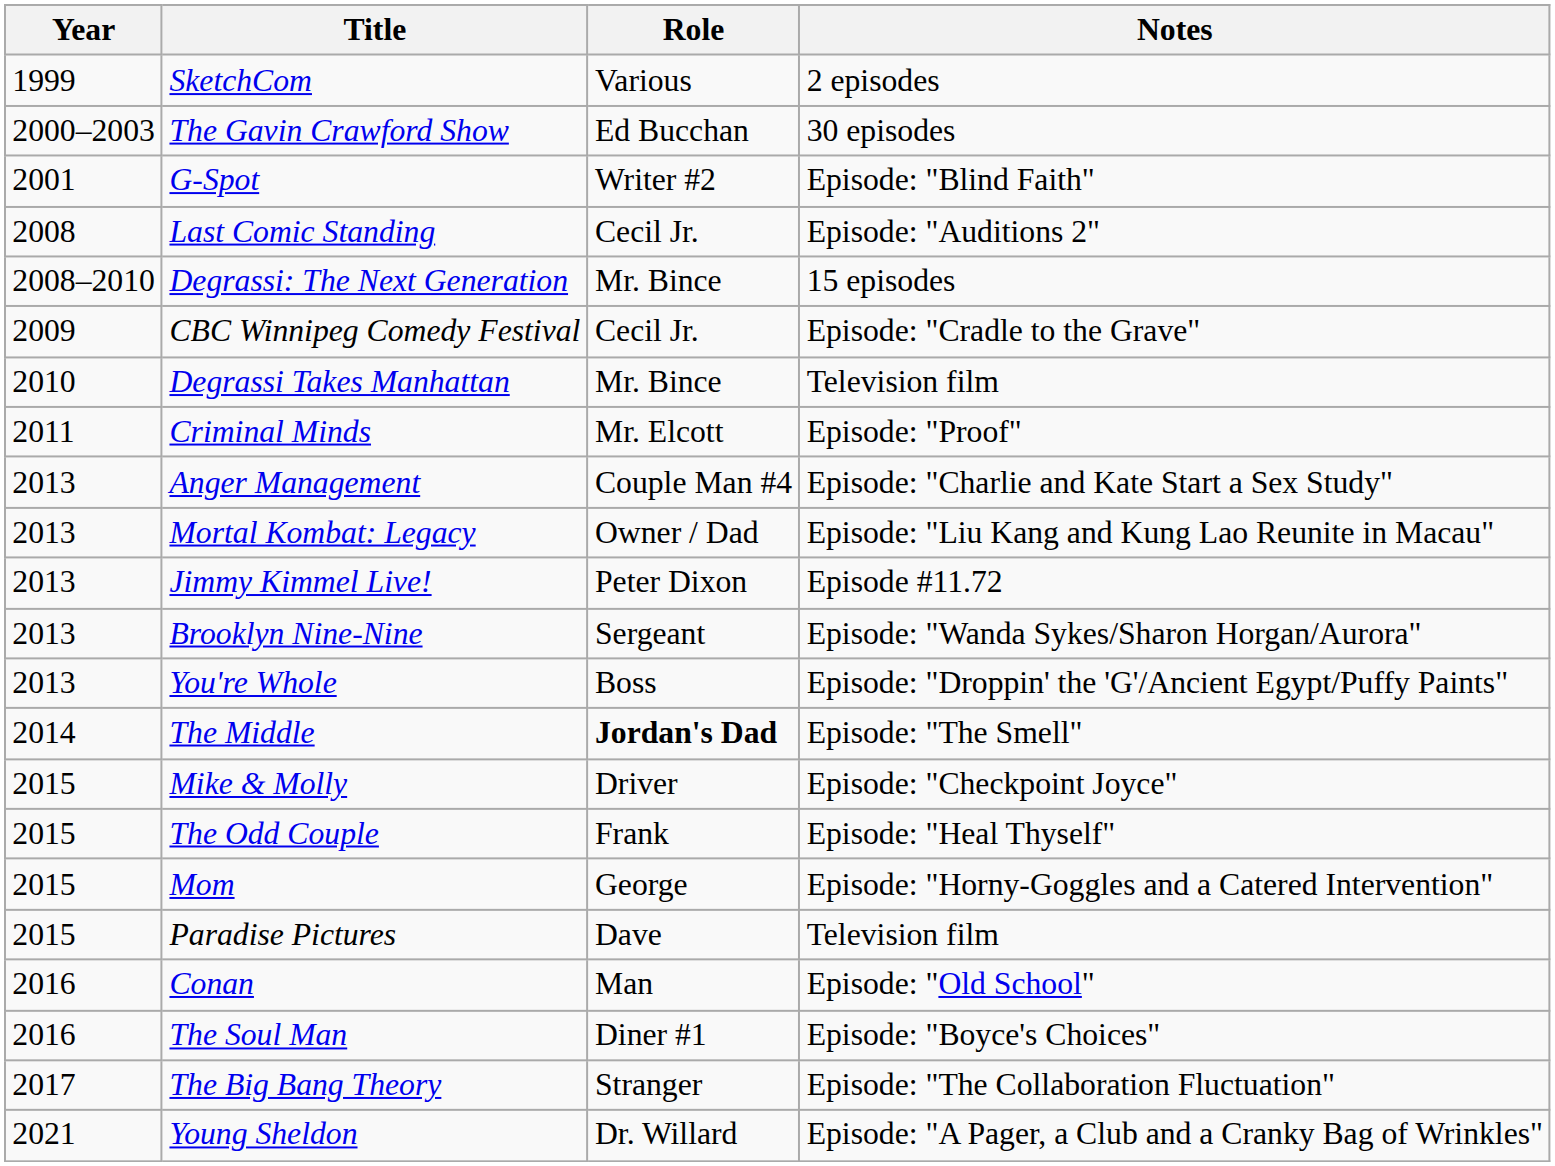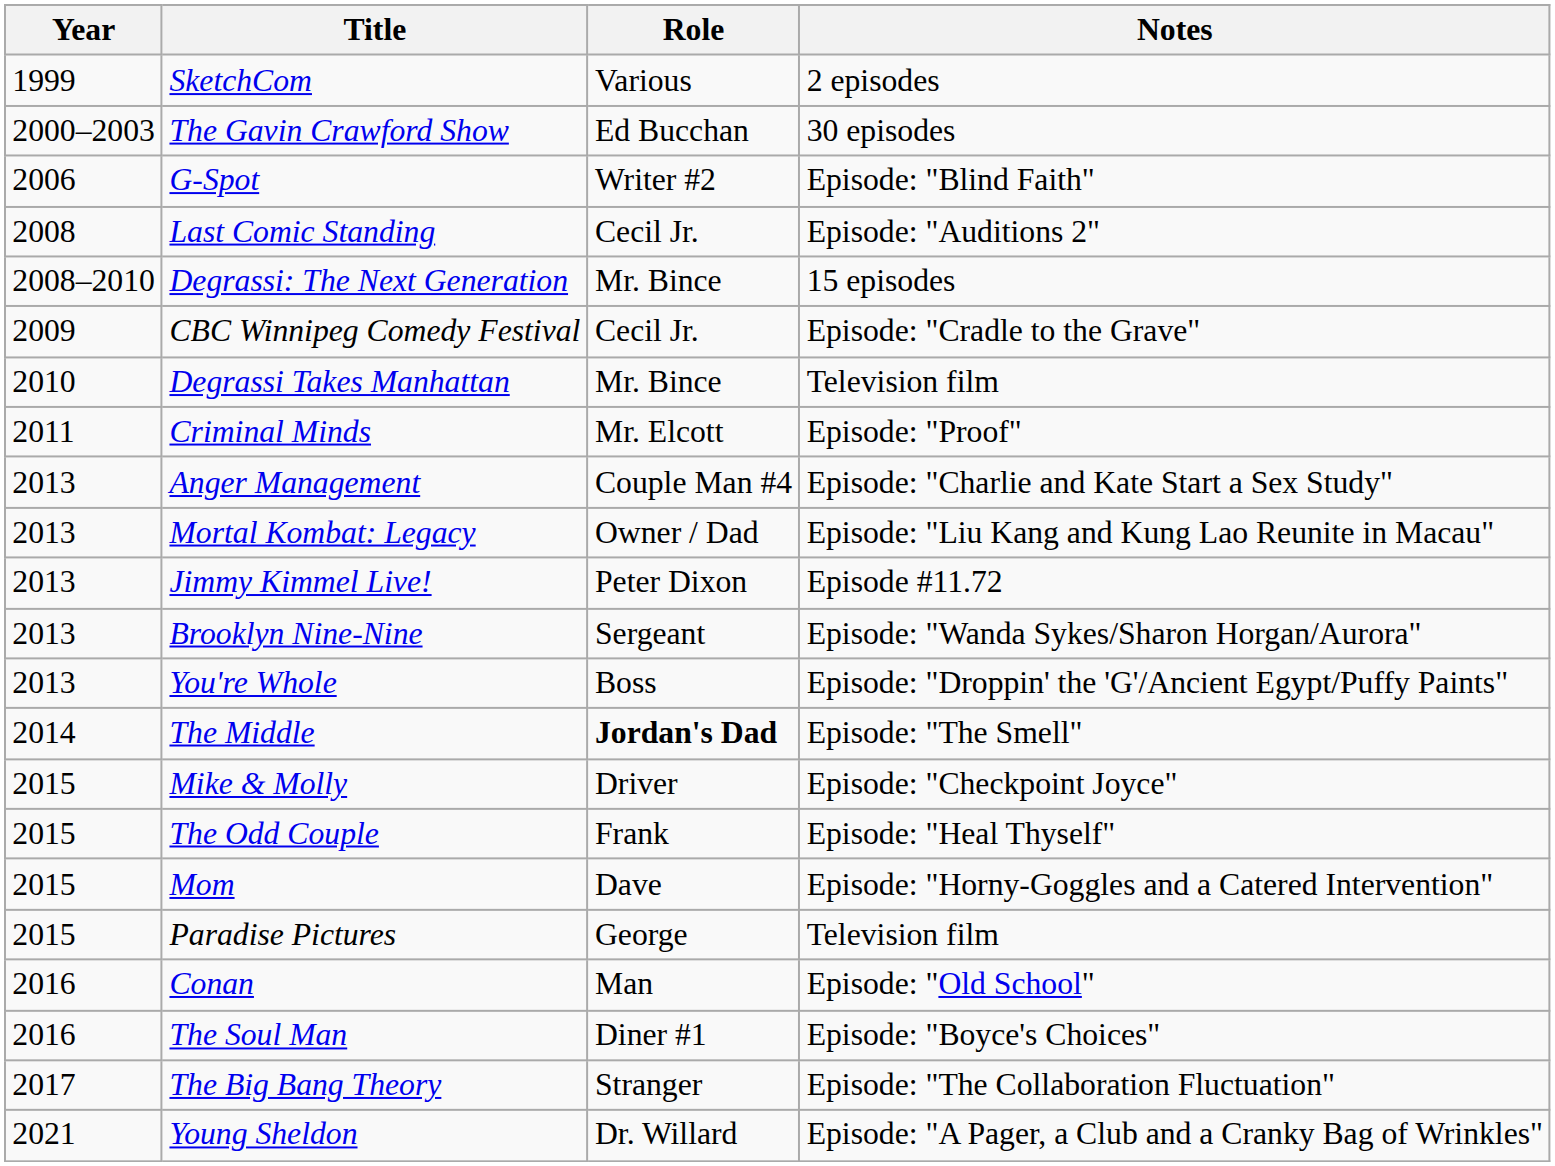(44, 180) 2001 -> (44, 180) 2006
(641, 883) George -> (628, 883) Dave
(628, 933) Dave -> (641, 933) George
